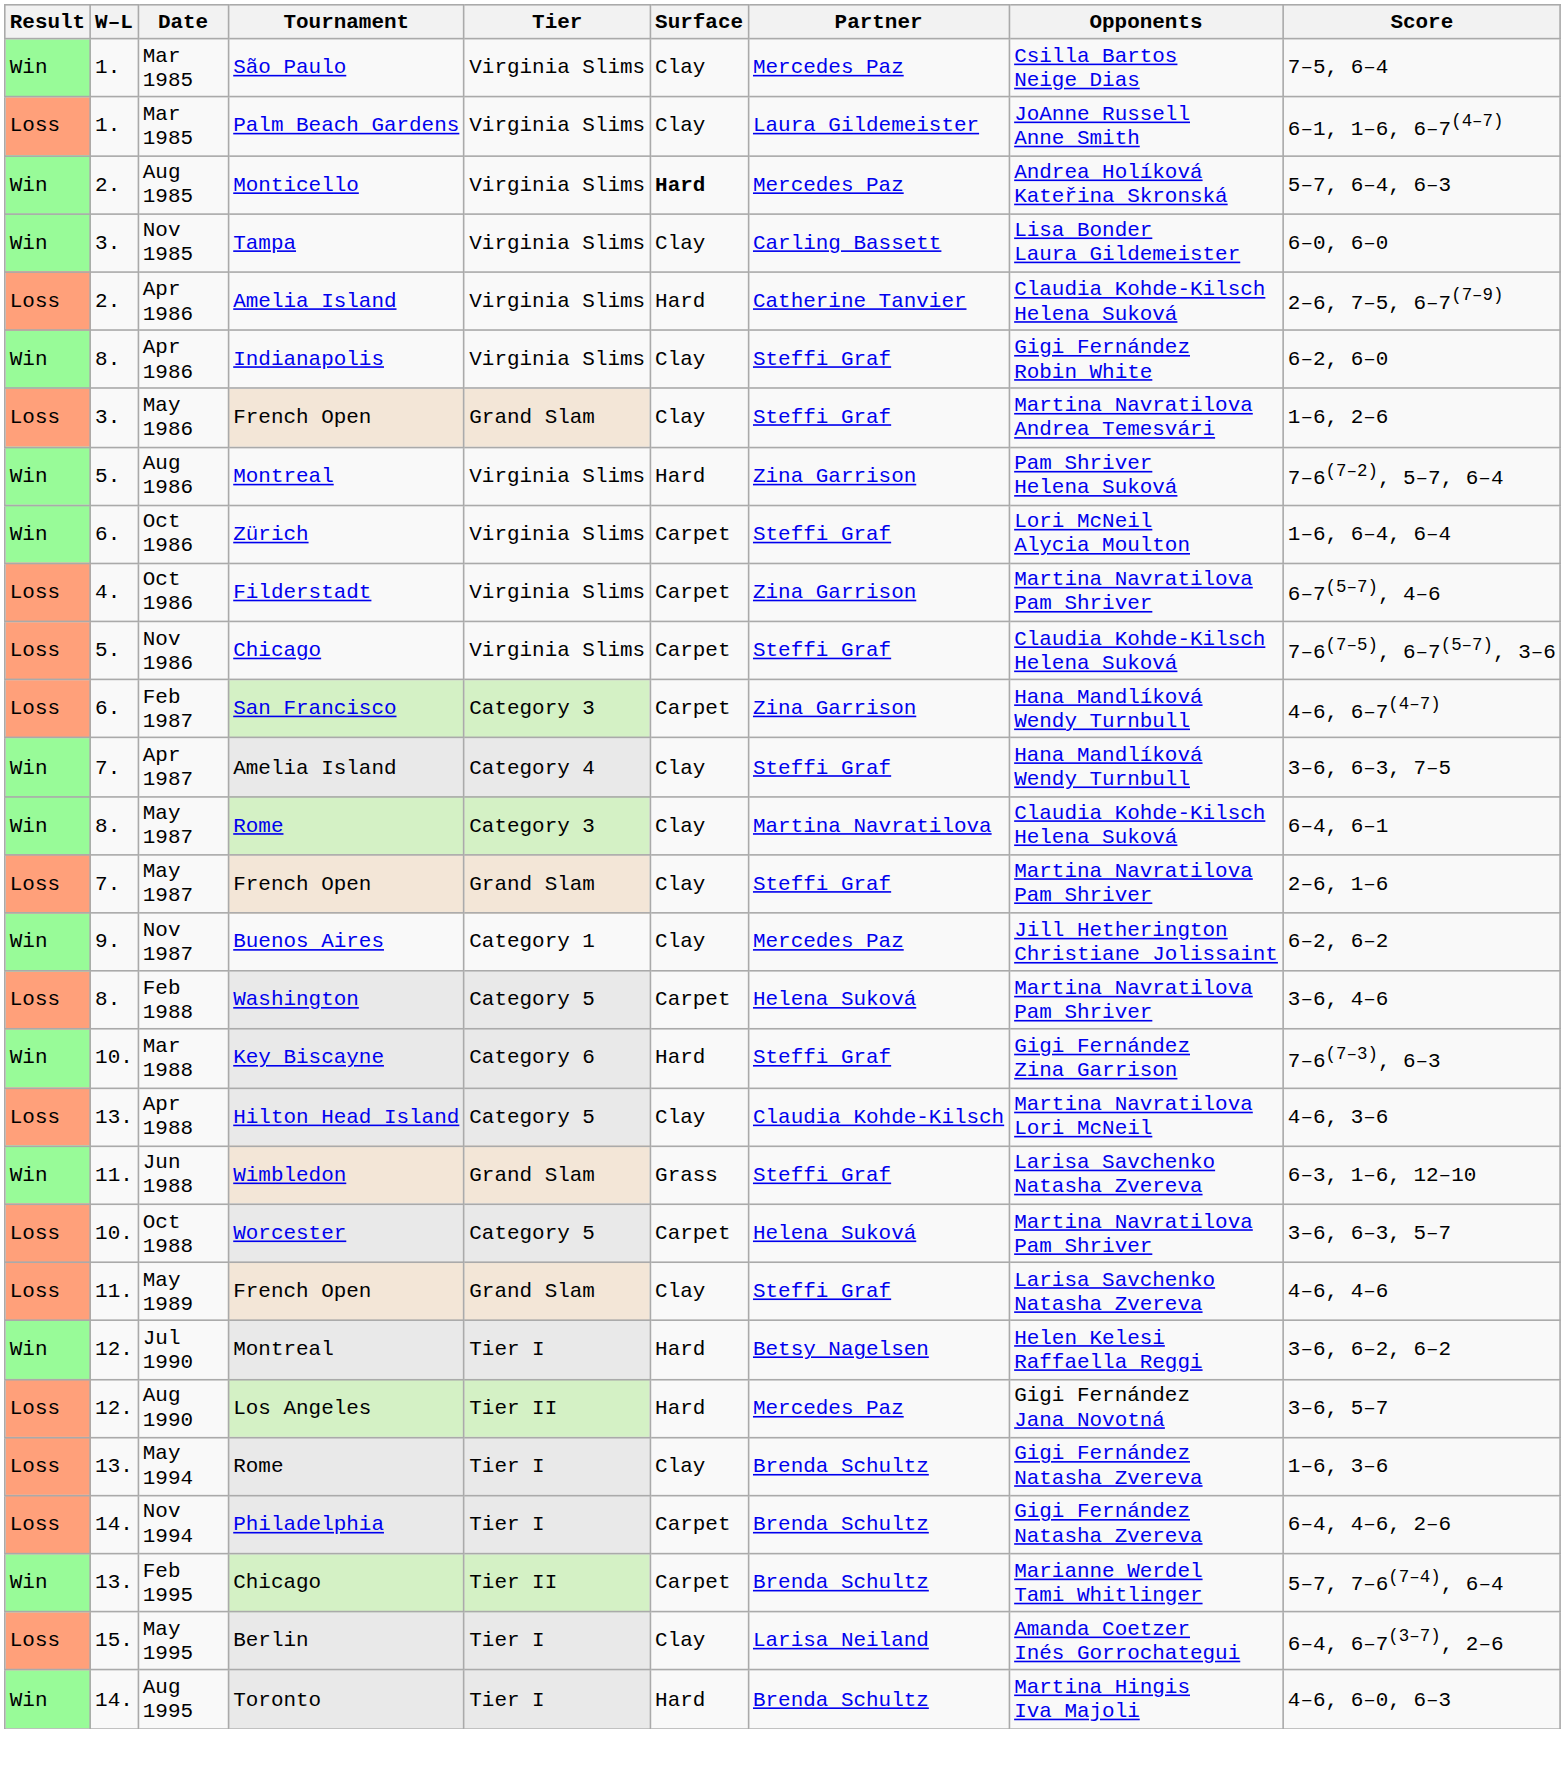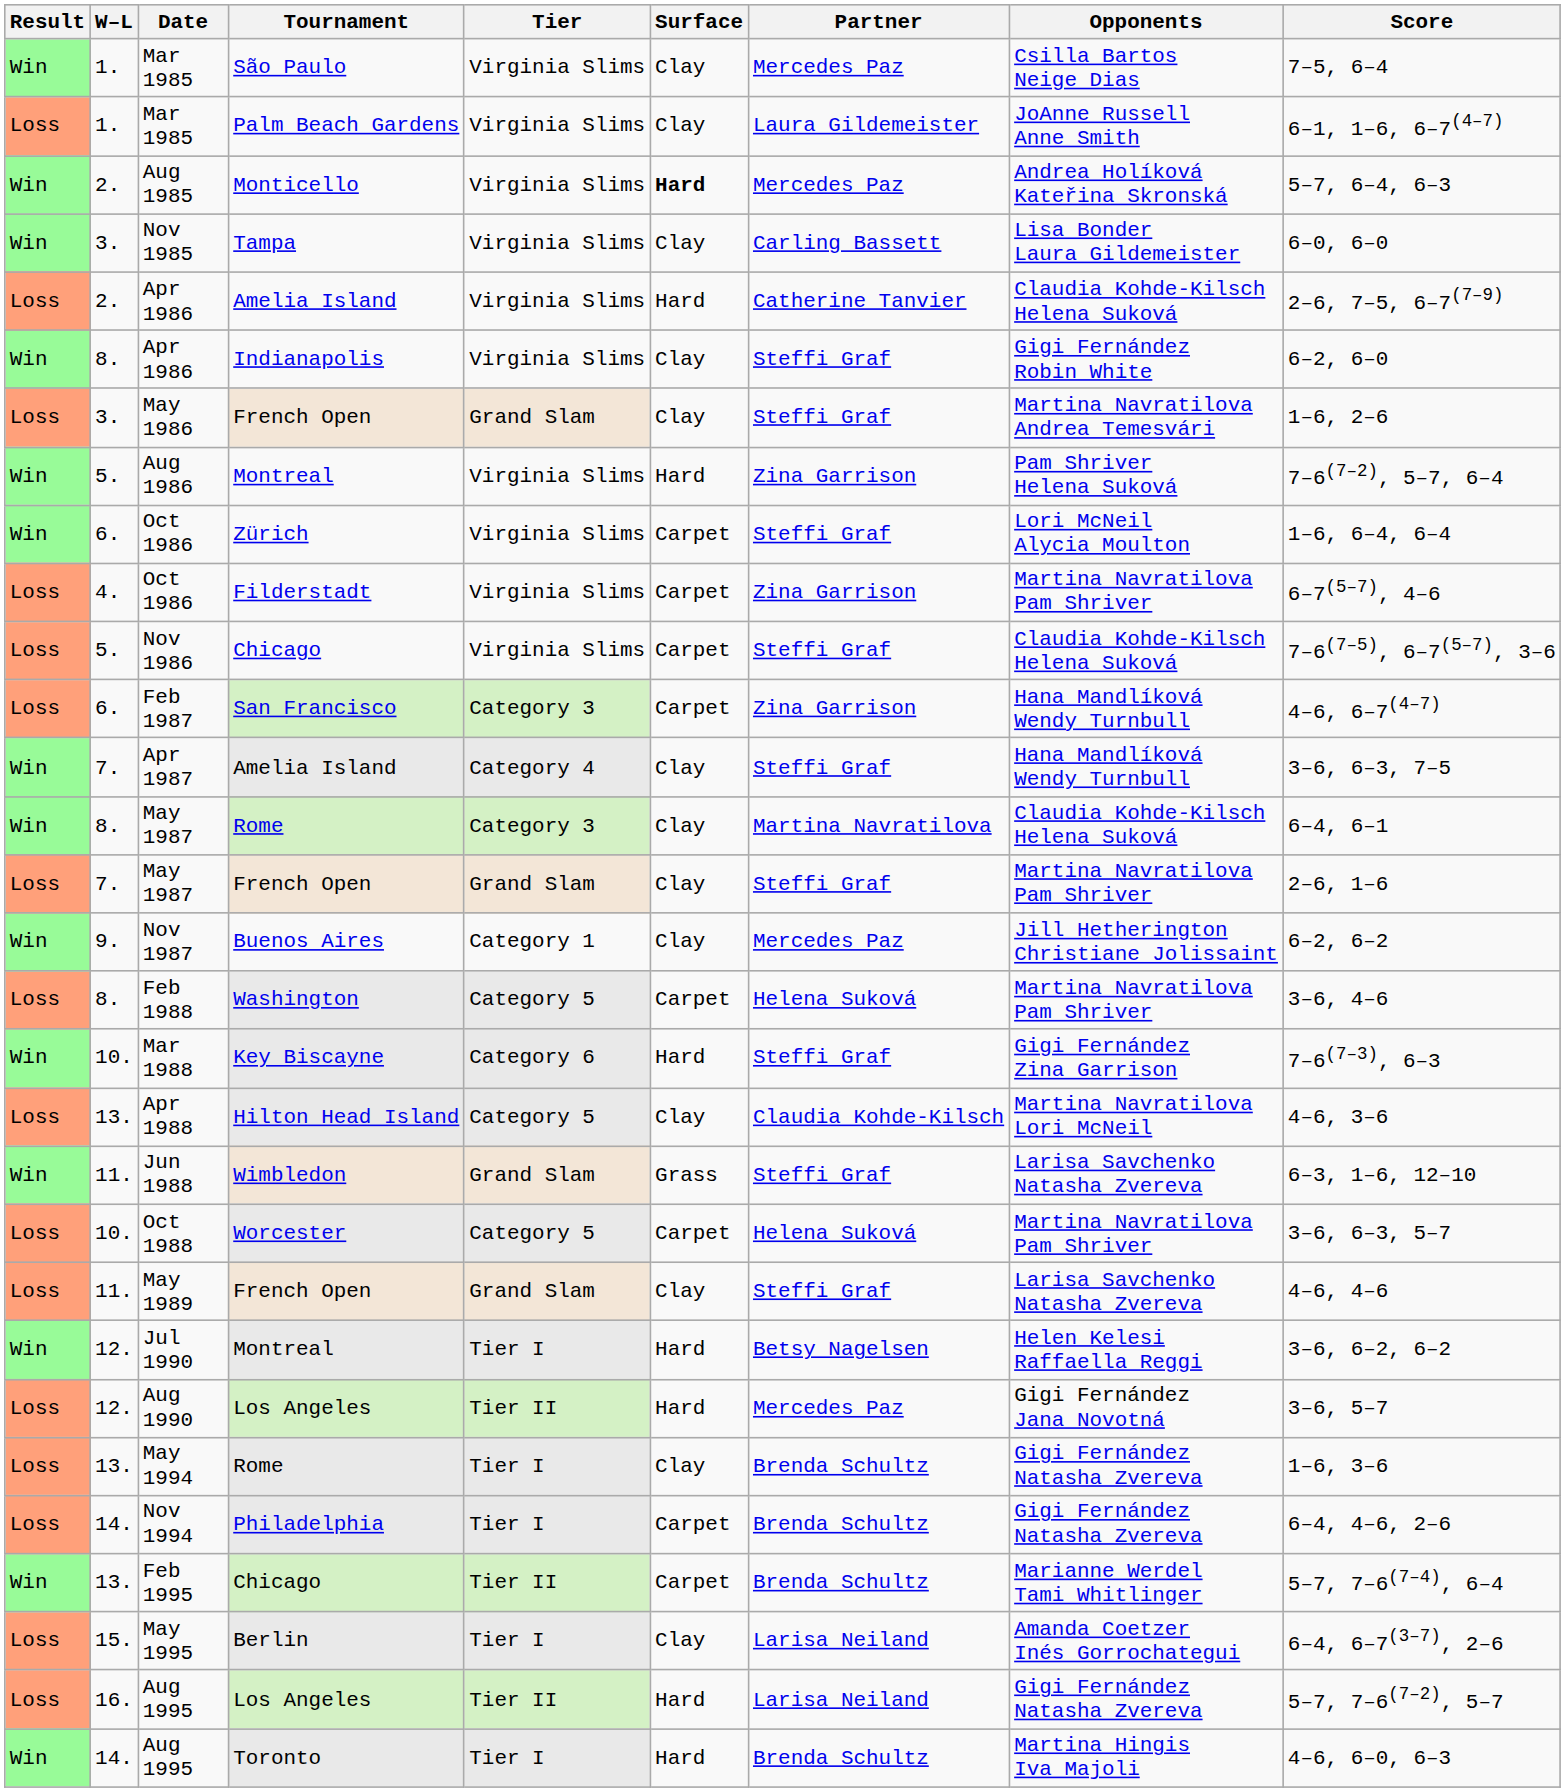+ row: (168, 1699)
